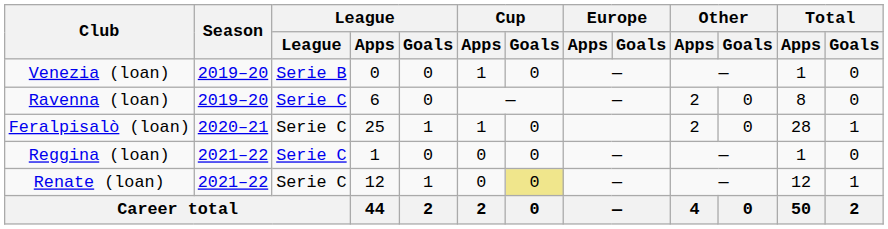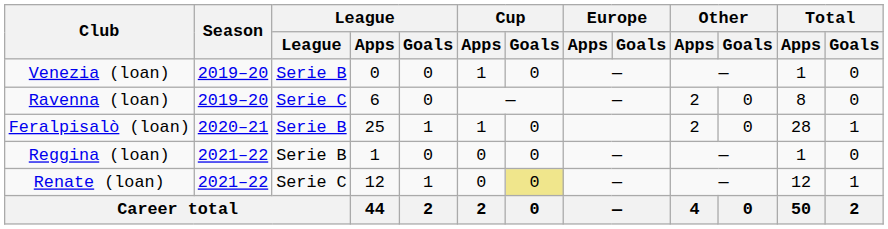(311, 128) Serie C -> (311, 128) Serie B
(311, 155) Serie C -> (311, 155) Serie B
